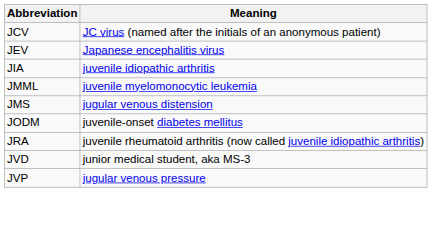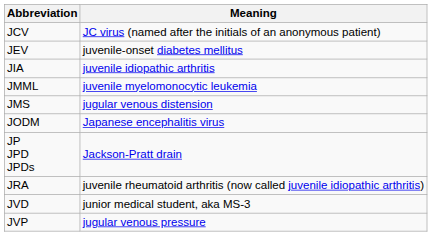(154, 50) Japanese encephalitis virus -> (163, 50) juvenile-onset diabetes mellitus
(163, 123) juvenile-onset diabetes mellitus -> (154, 123) Japanese encephalitis virus
+ row: (21, 154)
